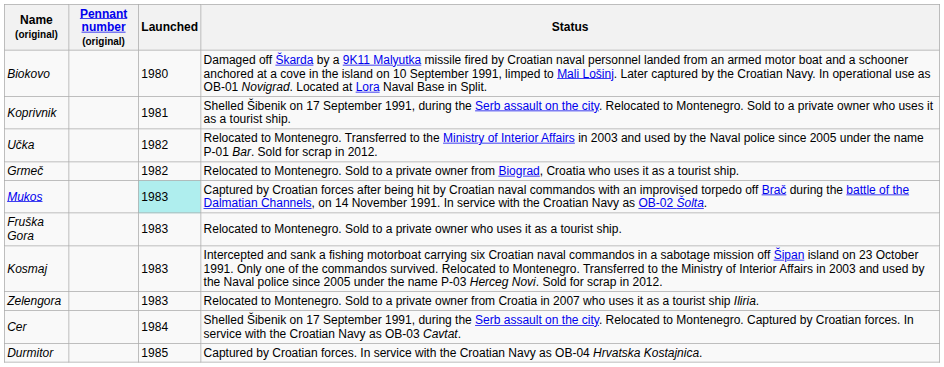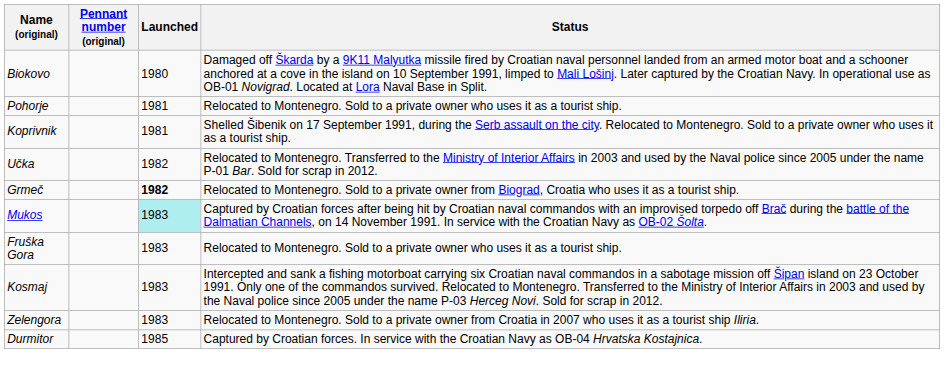+ row: (28, 106)
(155, 171) normal -> (155, 190) bold
- row: (17, 327)
